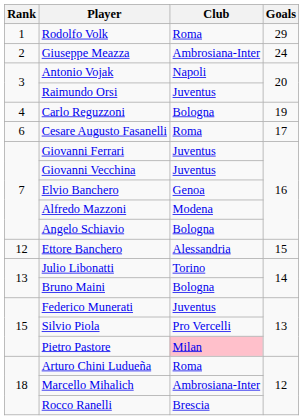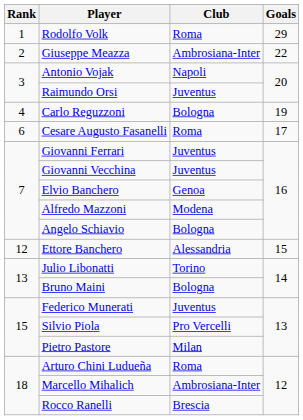(281, 53) 24 -> (281, 53) 22
(187, 346) pink background -> (187, 346) no background
